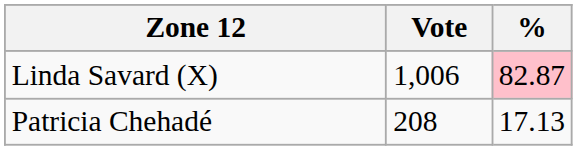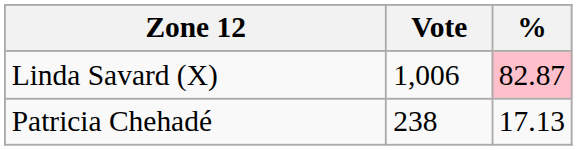(415, 121) 208 -> (415, 121) 238
